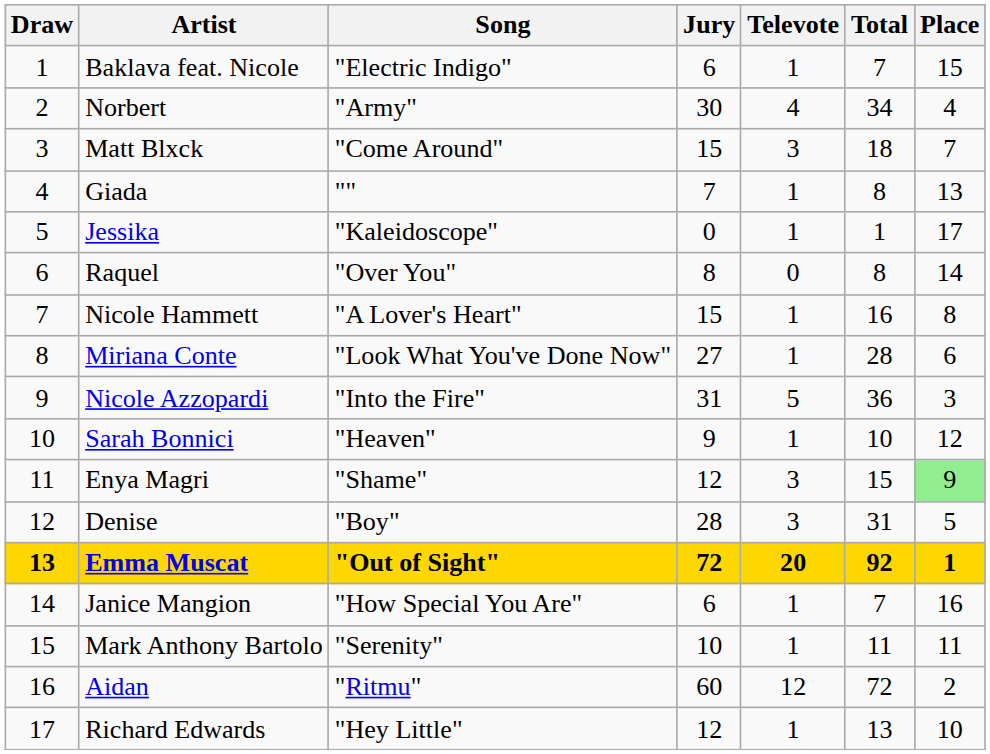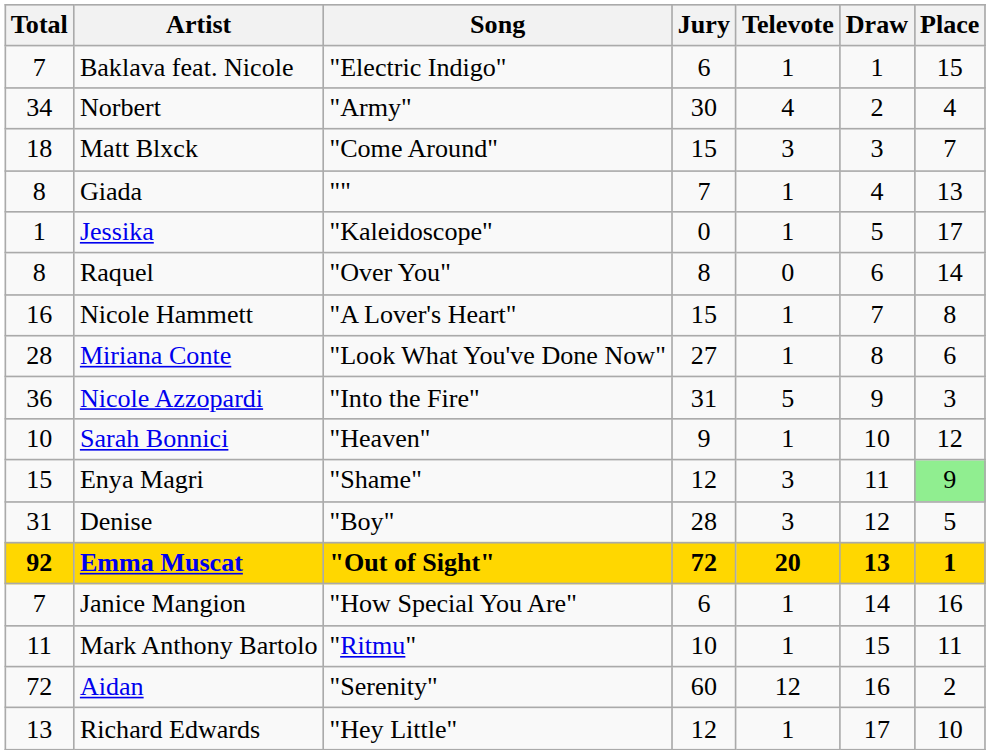columns swapped: (42, 25) <-> (880, 25)
(389, 645) "Serenity" -> (373, 645) "Ritmu"
(378, 686) "Ritmu" -> (384, 686) "Serenity"
